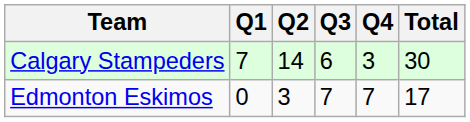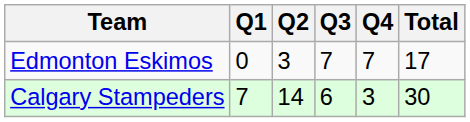rows swapped: (111, 97) <-> (117, 60)
